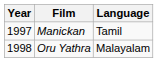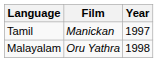columns swapped: (19, 13) <-> (123, 13)
